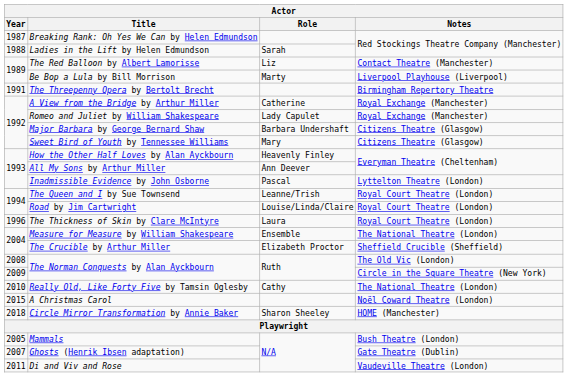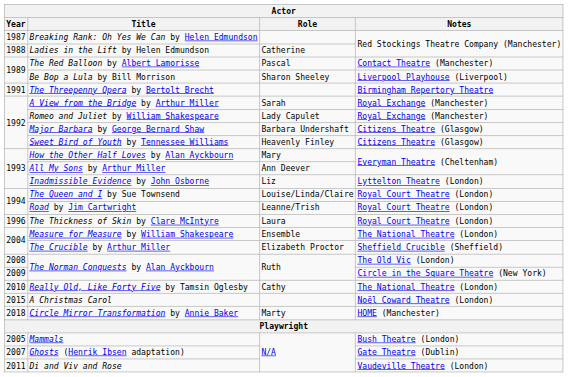(274, 50) Sarah -> (283, 50) Catherine
(269, 63) Liz -> (276, 63) Pascal
(274, 77) Marty -> (295, 77) Sharon Sheeley
(283, 103) Catherine -> (274, 103) Sarah
(271, 142) Mary -> (298, 142) Heavenly Finley
(298, 155) Heavenly Finley -> (271, 155) Mary
(276, 182) Pascal -> (269, 182) Liz
(291, 195) Leanne/Trish -> (307, 195) Louise/Linda/Claire
(307, 208) Louise/Linda/Claire -> (291, 208) Leanne/Trish
(295, 313) Sharon Sheeley -> (274, 313) Marty
